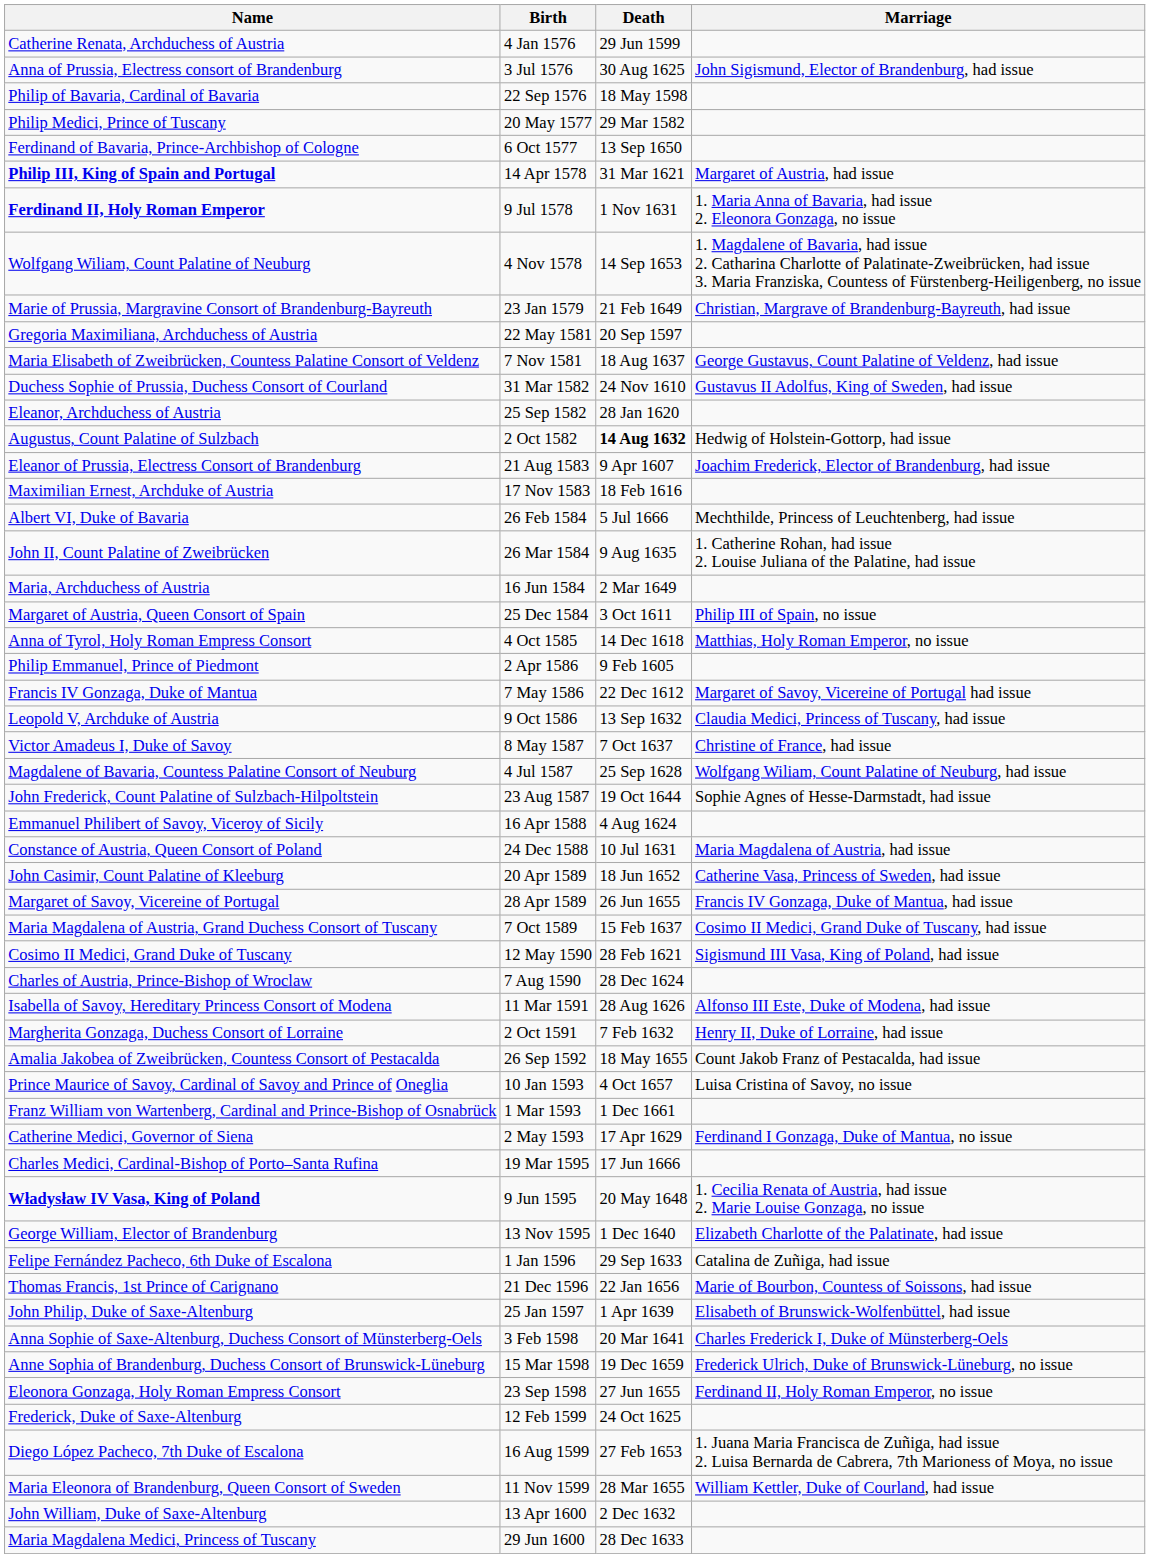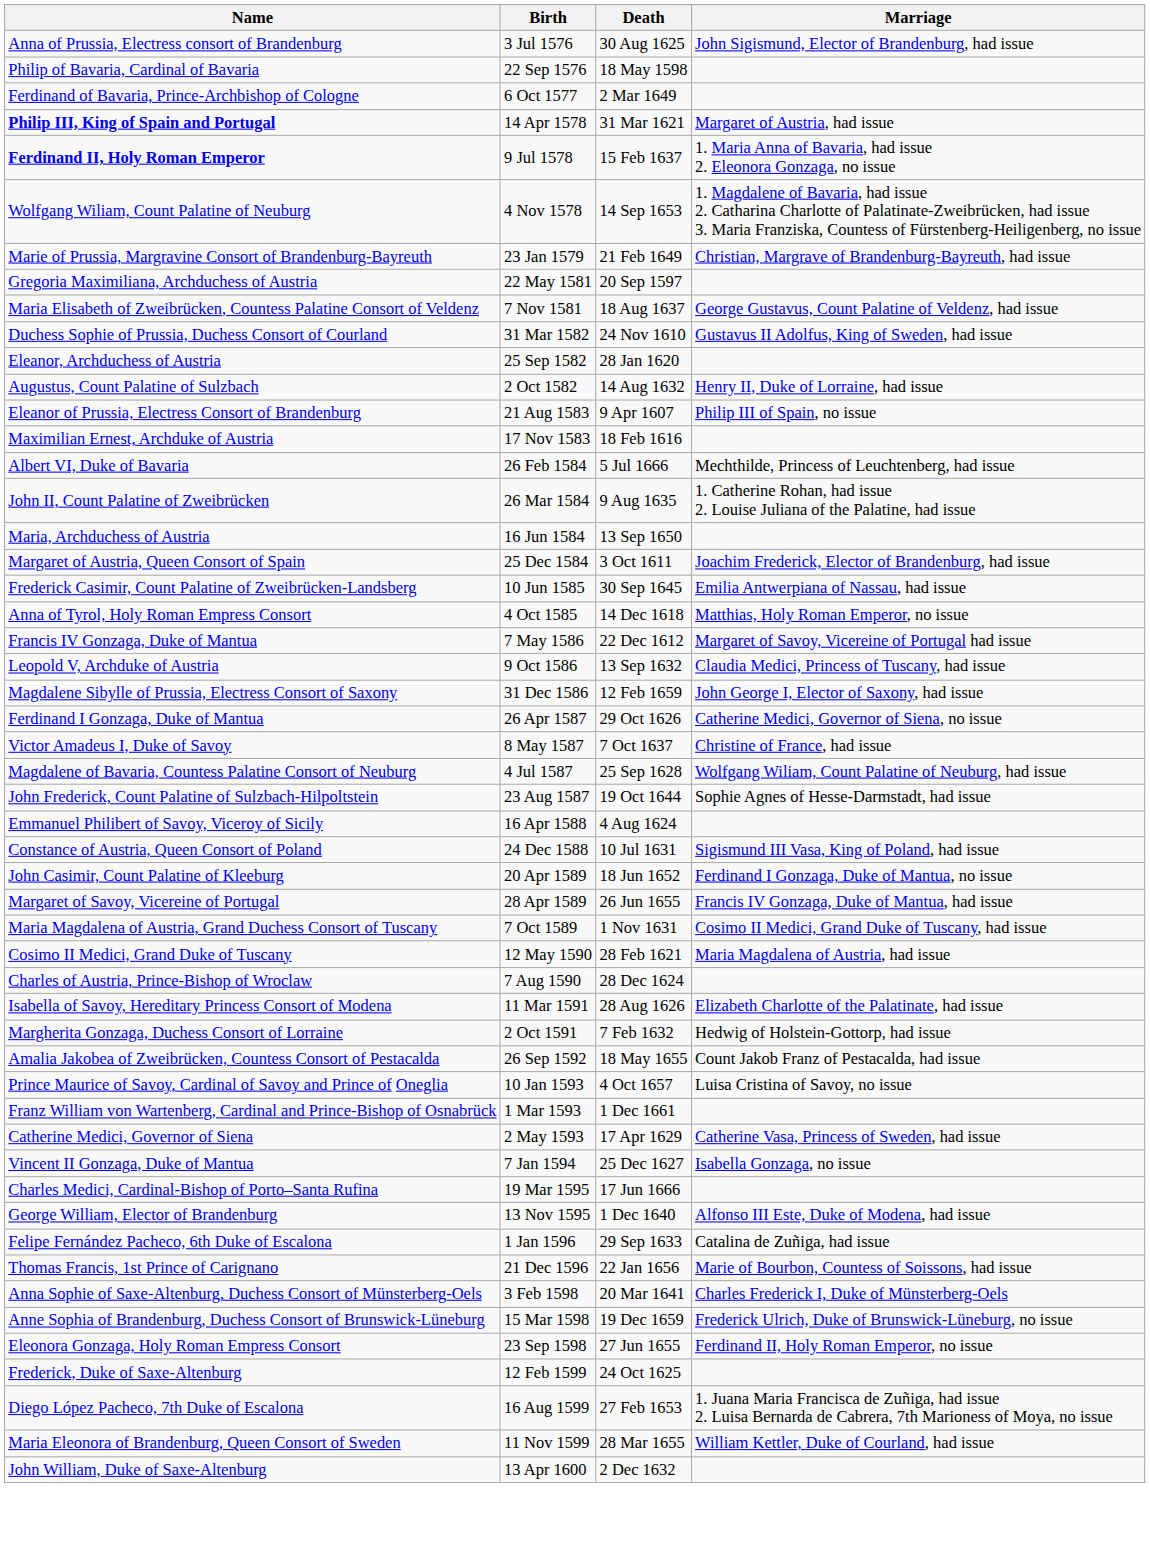- row: (146, 43)
- row: (117, 122)
(641, 148) 13 Sep 1650 -> (638, 95) 2 Mar 1649
(638, 209) 1 Nov 1631 -> (641, 157) 15 Feb 1637
(643, 439) bold -> (642, 386) normal
(823, 439) Hedwig of Holstein-Gottorp, had issue -> (819, 386) Henry II, Duke of Lorraine, had issue
(872, 465) Joachim Frederick, Elector of Brandenburg, had issue -> (786, 412) Philip III of Spain, no issue
(638, 588) 2 Mar 1649 -> (641, 536) 13 Sep 1650
(786, 614) Philip III of Spain, no issue -> (872, 562) Joachim Frederick, Elector of Brandenburg, had issue
+ row: (212, 588)
- row: (134, 666)
+ row: (203, 692)
+ row: (136, 718)
(823, 849) Maria Magdalena of Austria, had issue -> (847, 849) Sigismund III Vasa, King of Poland, had issue
(848, 875) Catherine Vasa, Princess of Sweden, had issue -> (854, 875) Ferdinand I Gonzaga, Duke of Mantua, no issue
(641, 928) 15 Feb 1637 -> (638, 928) 1 Nov 1631
(847, 954) Sigismund III Vasa, King of Poland, had issue -> (823, 954) Maria Magdalena of Austria, had issue
(843, 1006) Alfonso III Este, Duke of Modena, had issue -> (849, 1006) Elizabeth Charlotte of the Palatinate, had issue
(819, 1032) Henry II, Duke of Lorraine, had issue -> (823, 1032) Hedwig of Holstein-Gottorp, had issue
(854, 1137) Ferdinand I Gonzaga, Duke of Mantua, no issue -> (848, 1137) Catherine Vasa, Princess of Sweden, had issue
+ row: (131, 1163)
- row: (134, 1198)
(849, 1234) Elizabeth Charlotte of the Palatinate, had issue -> (843, 1215) Alfonso III Este, Duke of Modena, had issue
- row: (131, 1312)
- row: (162, 1540)
